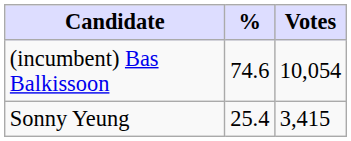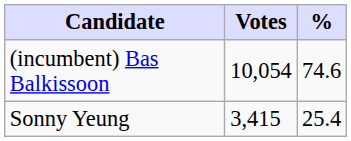columns swapped: (311, 22) <-> (250, 22)
